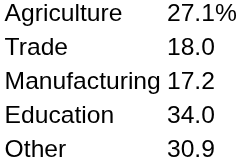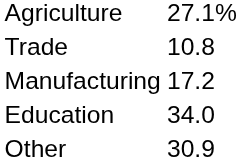(191, 47) 18.0 -> (191, 47) 10.8
